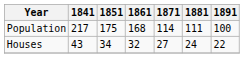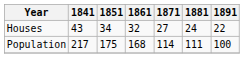rows swapped: (36, 29) <-> (25, 45)
